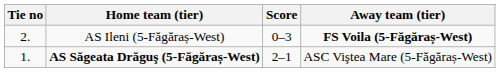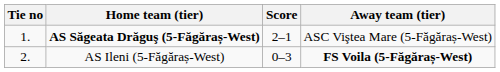rows swapped: (154, 57) <-> (154, 36)
